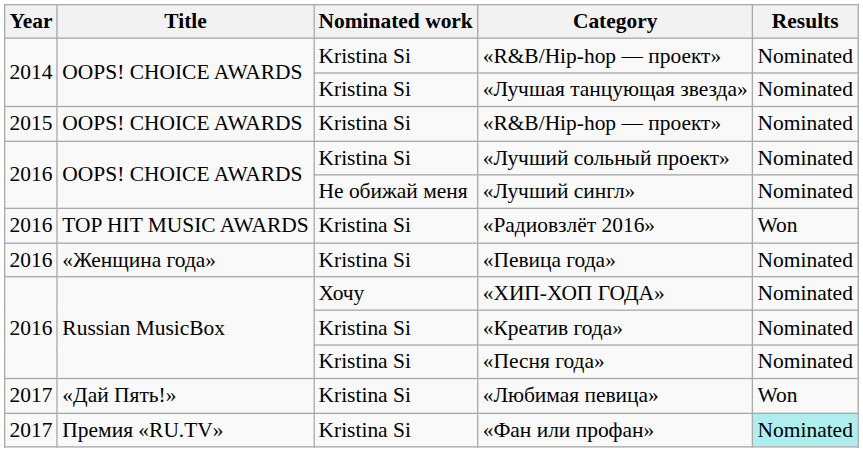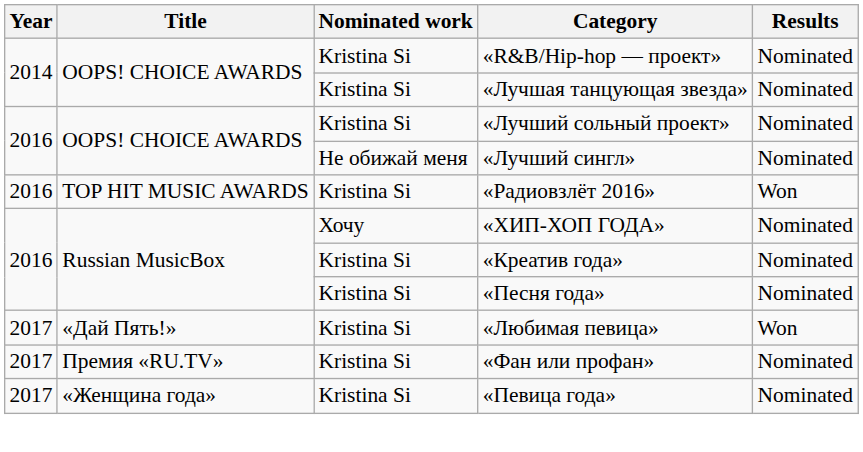- row: (31, 123)
- row: (31, 259)
(805, 429) paleturquoise background -> (805, 361) no background
+ row: (31, 395)
